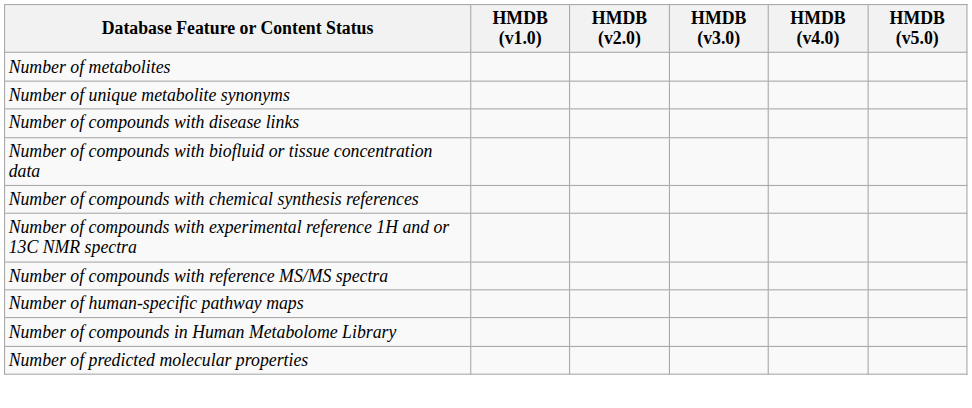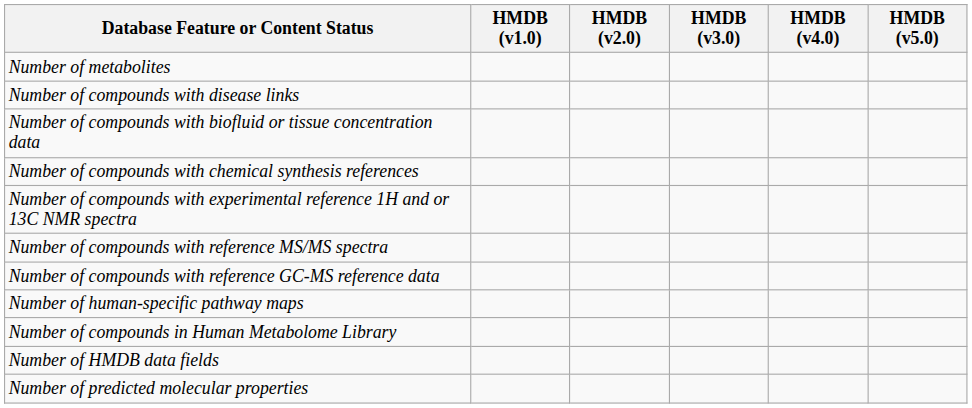- row: (149, 94)
+ row: (224, 275)
+ row: (114, 360)
